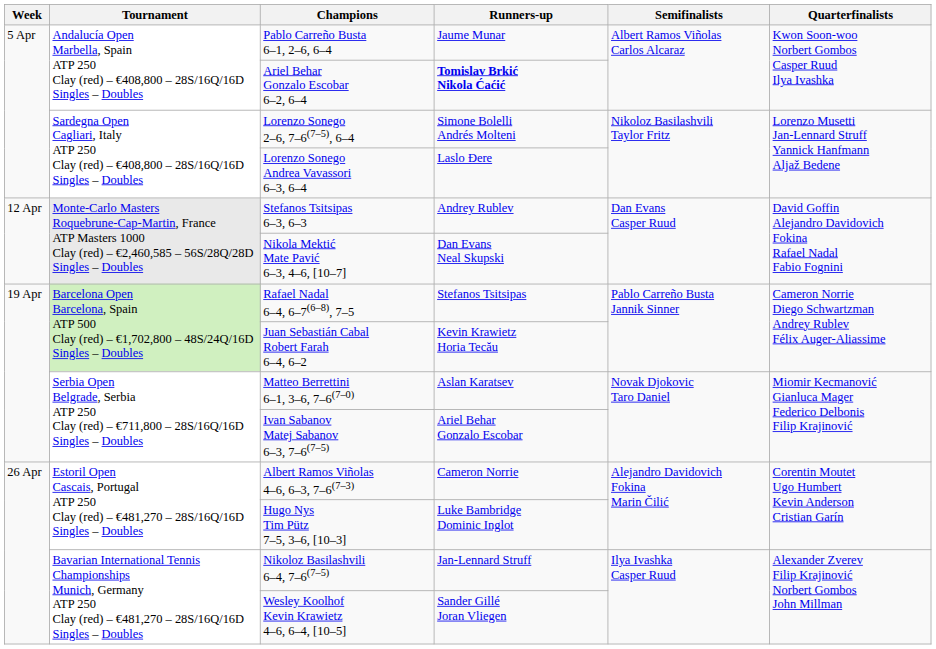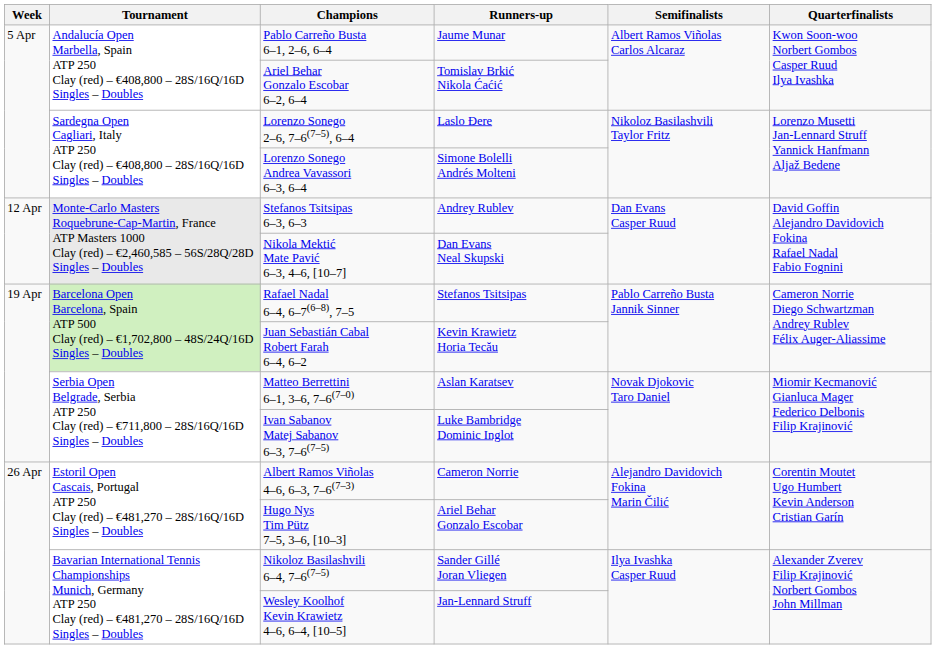(478, 78) bold -> (476, 78) normal
(476, 128) Simone Bolelli Andrés Molteni -> (465, 120) Laslo Đere
(465, 158) Laslo Đere -> (476, 166) Simone Bolelli Andrés Molteni
(480, 427) Ariel Behar Gonzalo Escobar -> (479, 427) Luke Bambridge Dominic Inglot
(479, 517) Luke Bambridge Dominic Inglot -> (480, 517) Ariel Behar Gonzalo Escobar
(484, 560) Jan-Lennard Struff -> (472, 567) Sander Gillé Joran Vliegen
(472, 608) Sander Gillé Joran Vliegen -> (484, 600) Jan-Lennard Struff
